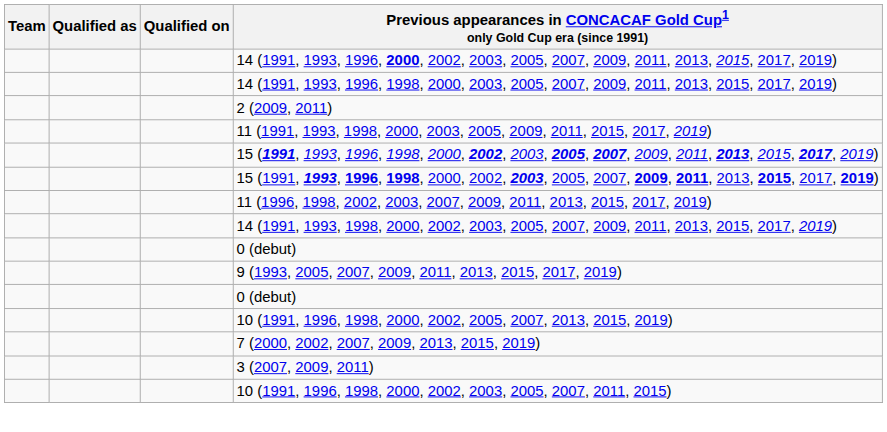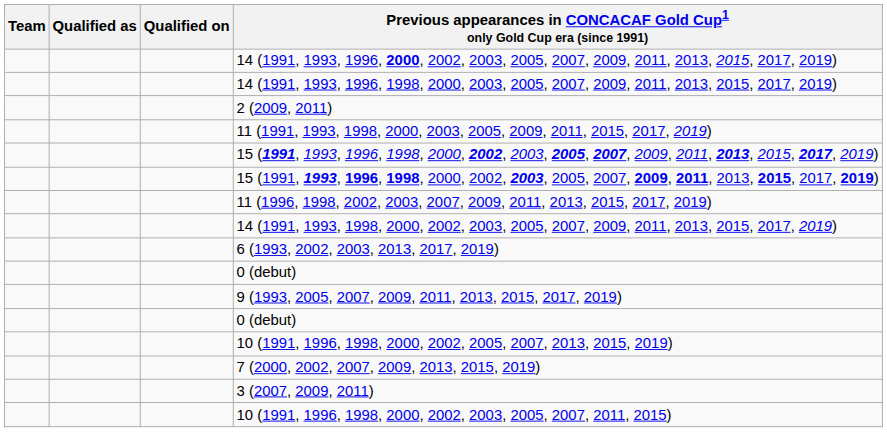+ row: (27, 249)
